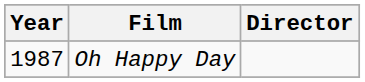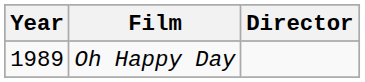(37, 60) 1987 -> (37, 60) 1989
